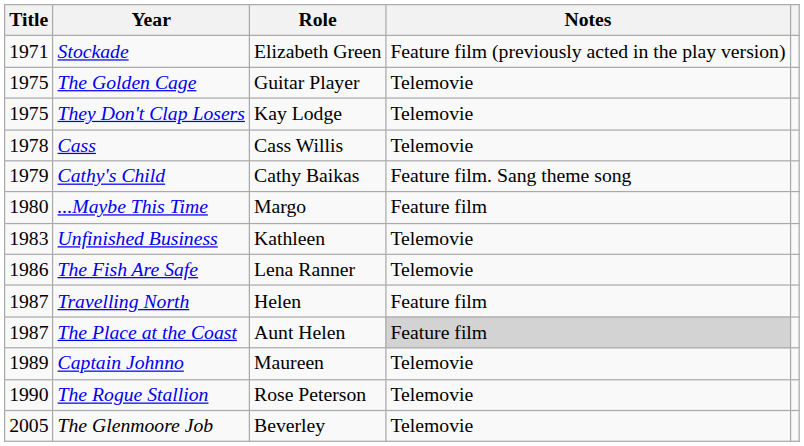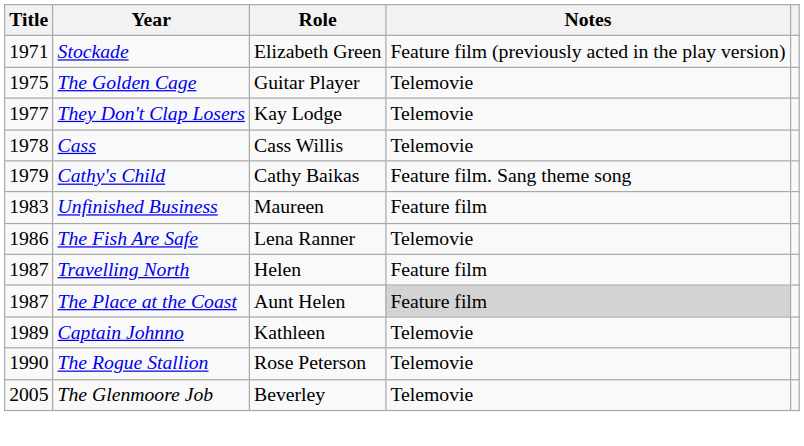(29, 113) 1975 -> (29, 113) 1977
- row: (133, 207)
(290, 238) Kathleen -> (289, 207) Maureen
(432, 238) Telemovie -> (439, 207) Feature film
(289, 363) Maureen -> (290, 332) Kathleen
